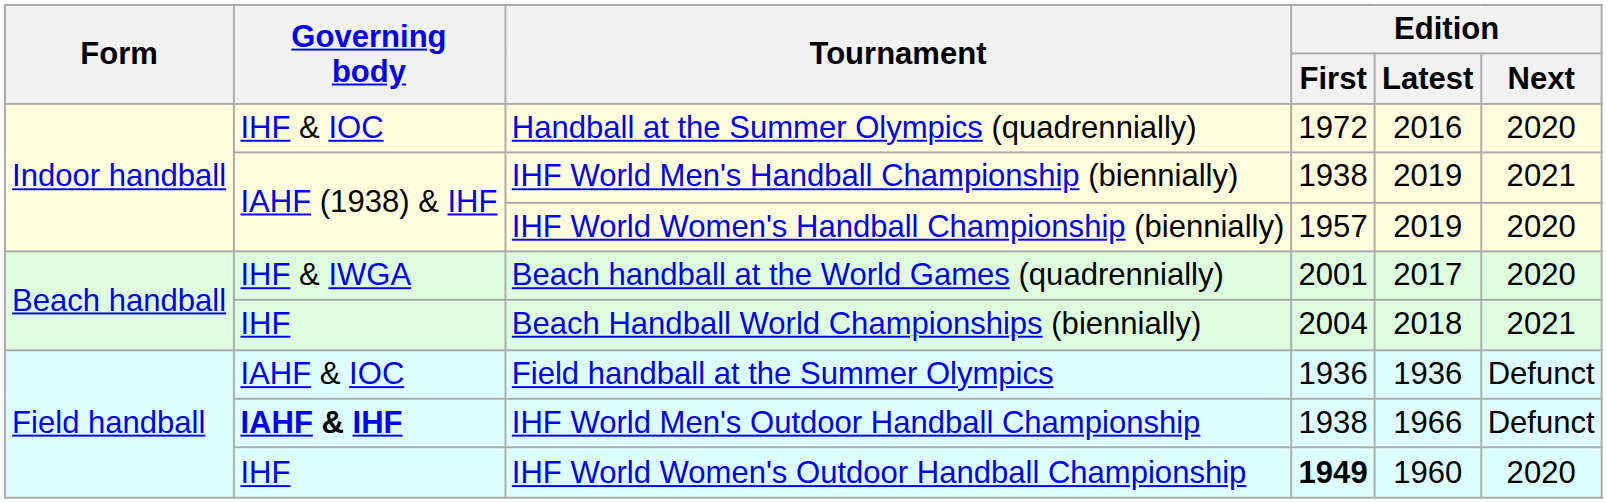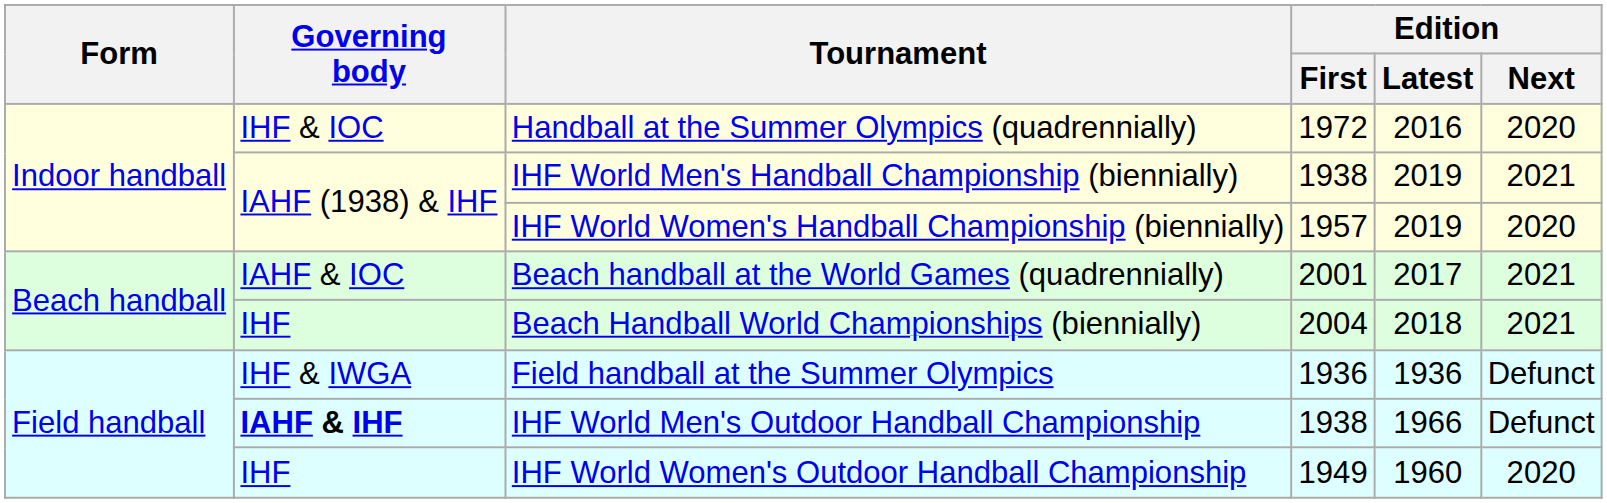(326, 275) IHF & IWGA -> (322, 275) IAHF & IOC
(1541, 275) 2020 -> (1541, 275) 2021
(322, 373) IAHF & IOC -> (326, 373) IHF & IWGA
(1333, 472) bold -> (1333, 472) normal
